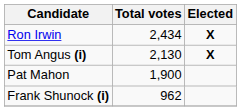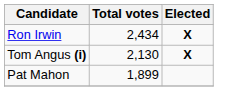(166, 75) 1,900 -> (143, 75) 1,899
- row: (58, 95)
